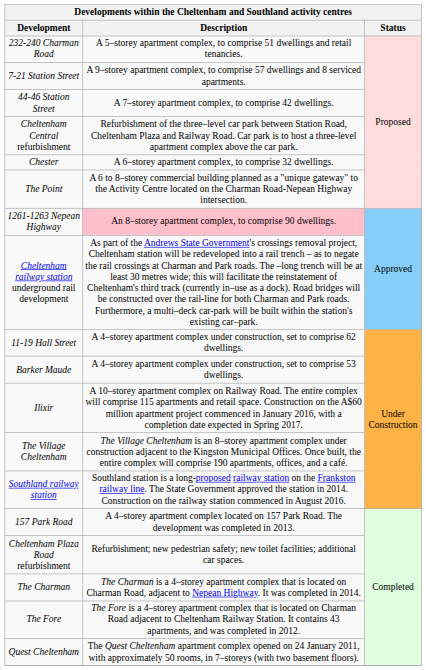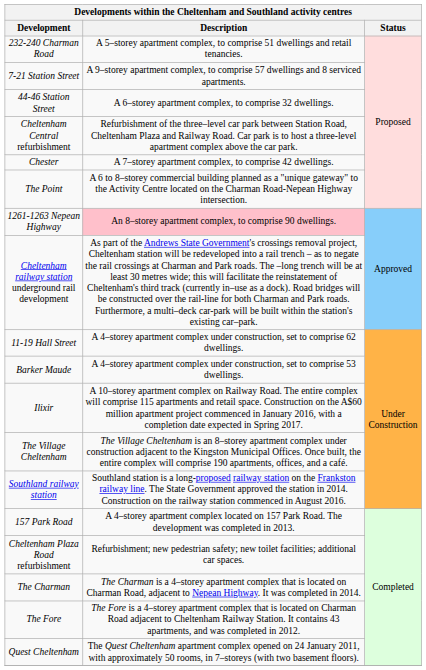(224, 103) A 7–storey apartment complex, to comprise 42 dwellings. -> (224, 103) A 6–storey apartment complex, to comprise 32 dwellings.
(224, 162) A 6–storey apartment complex, to comprise 32 dwellings. -> (224, 162) A 7–storey apartment complex, to comprise 42 dwellings.
